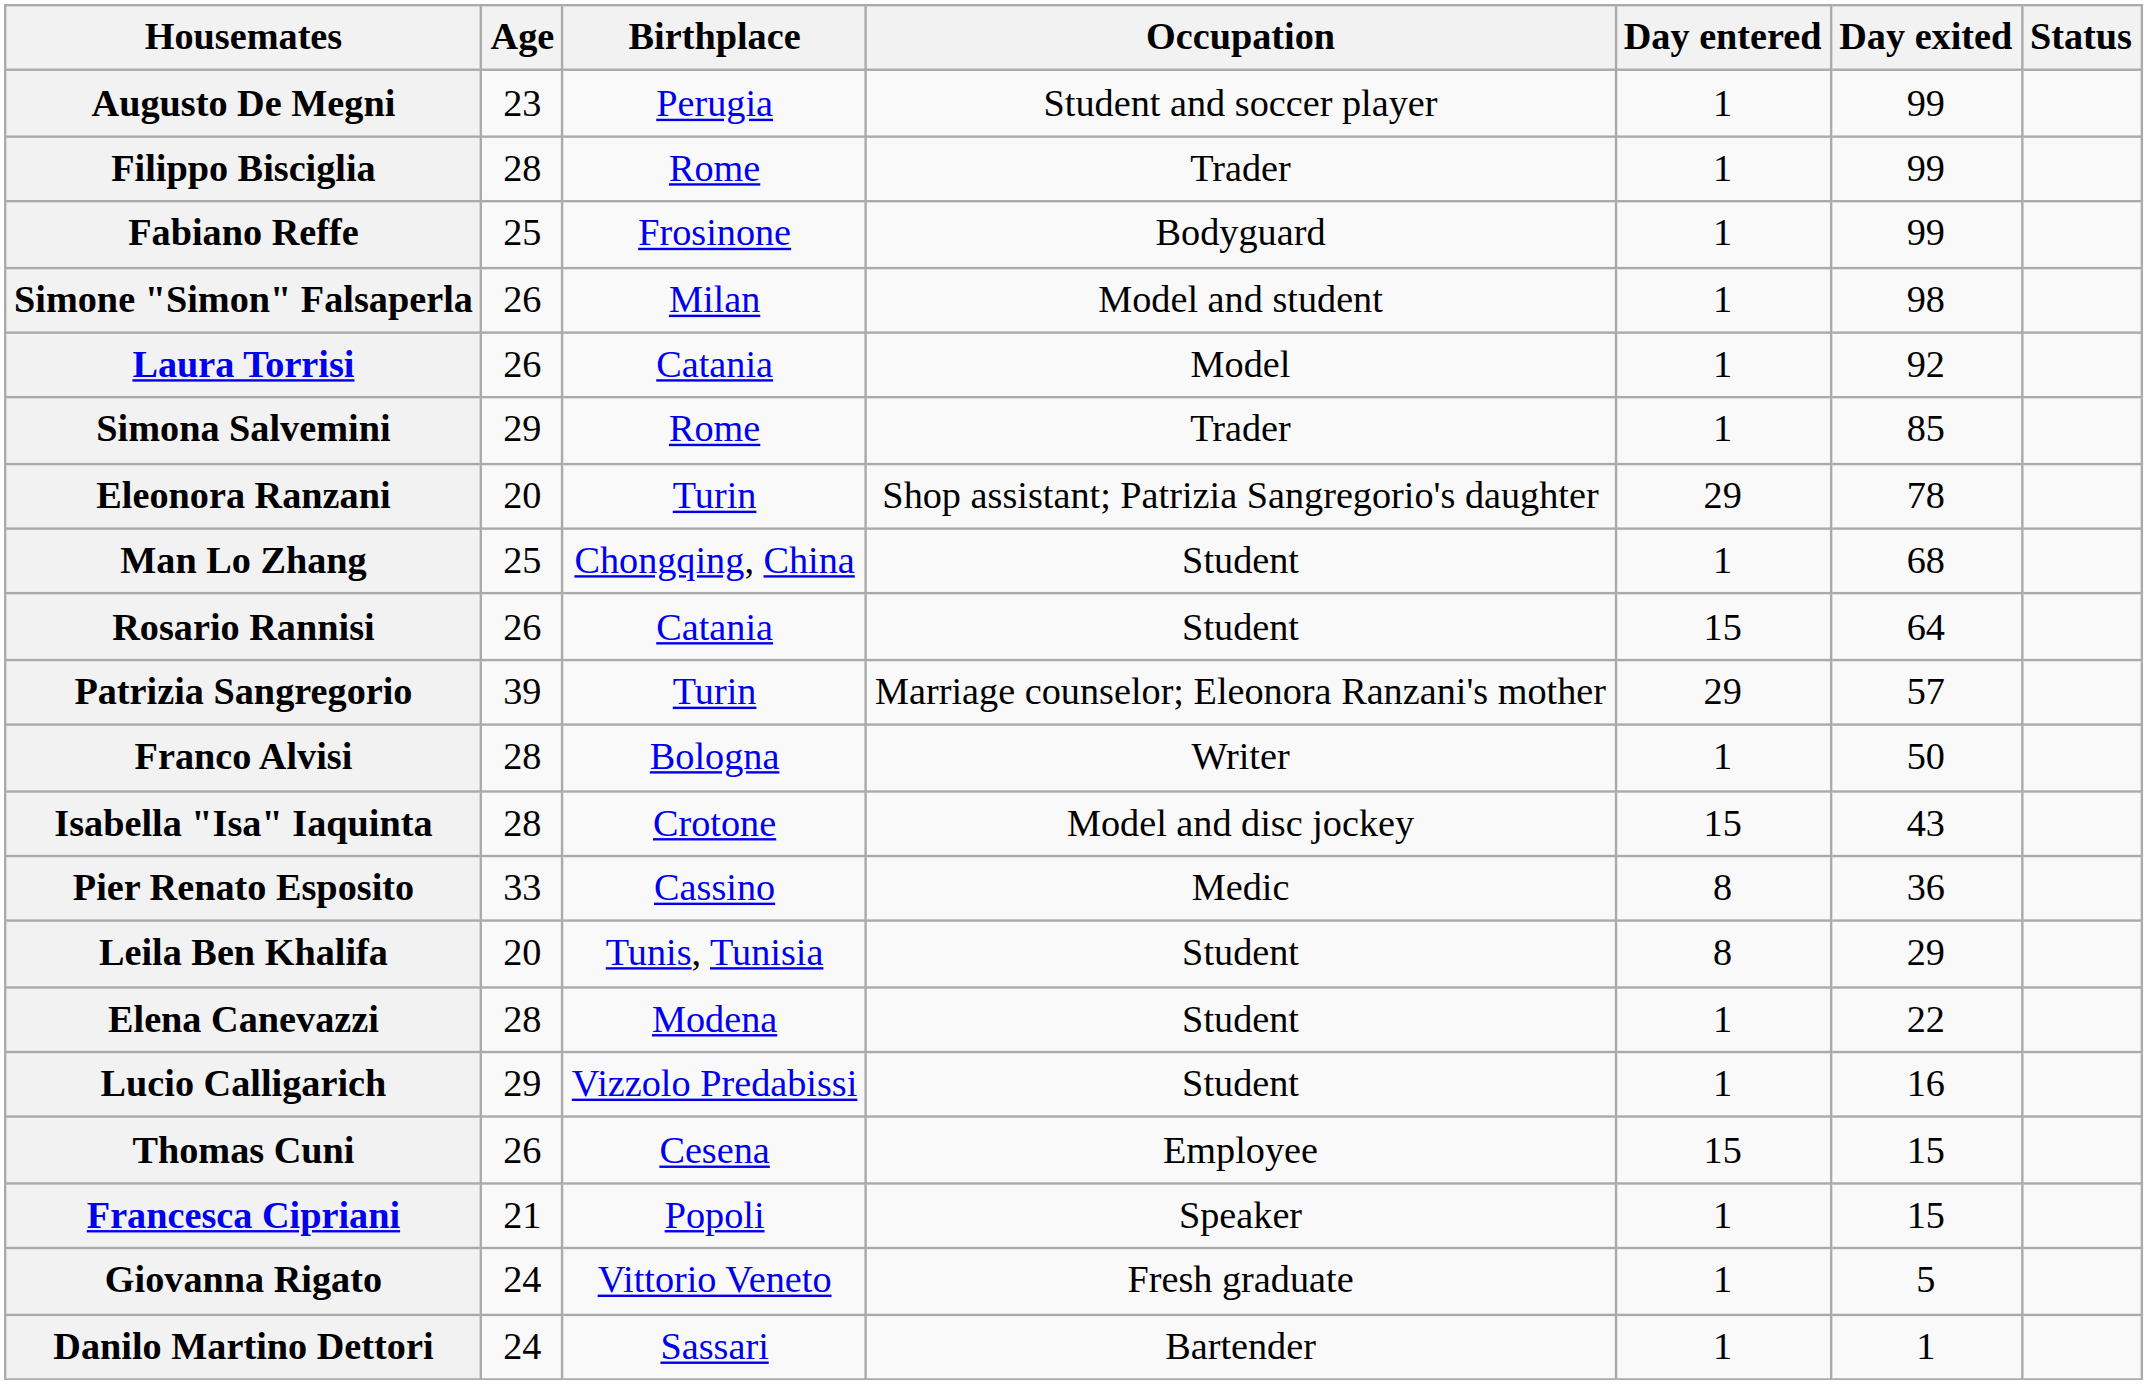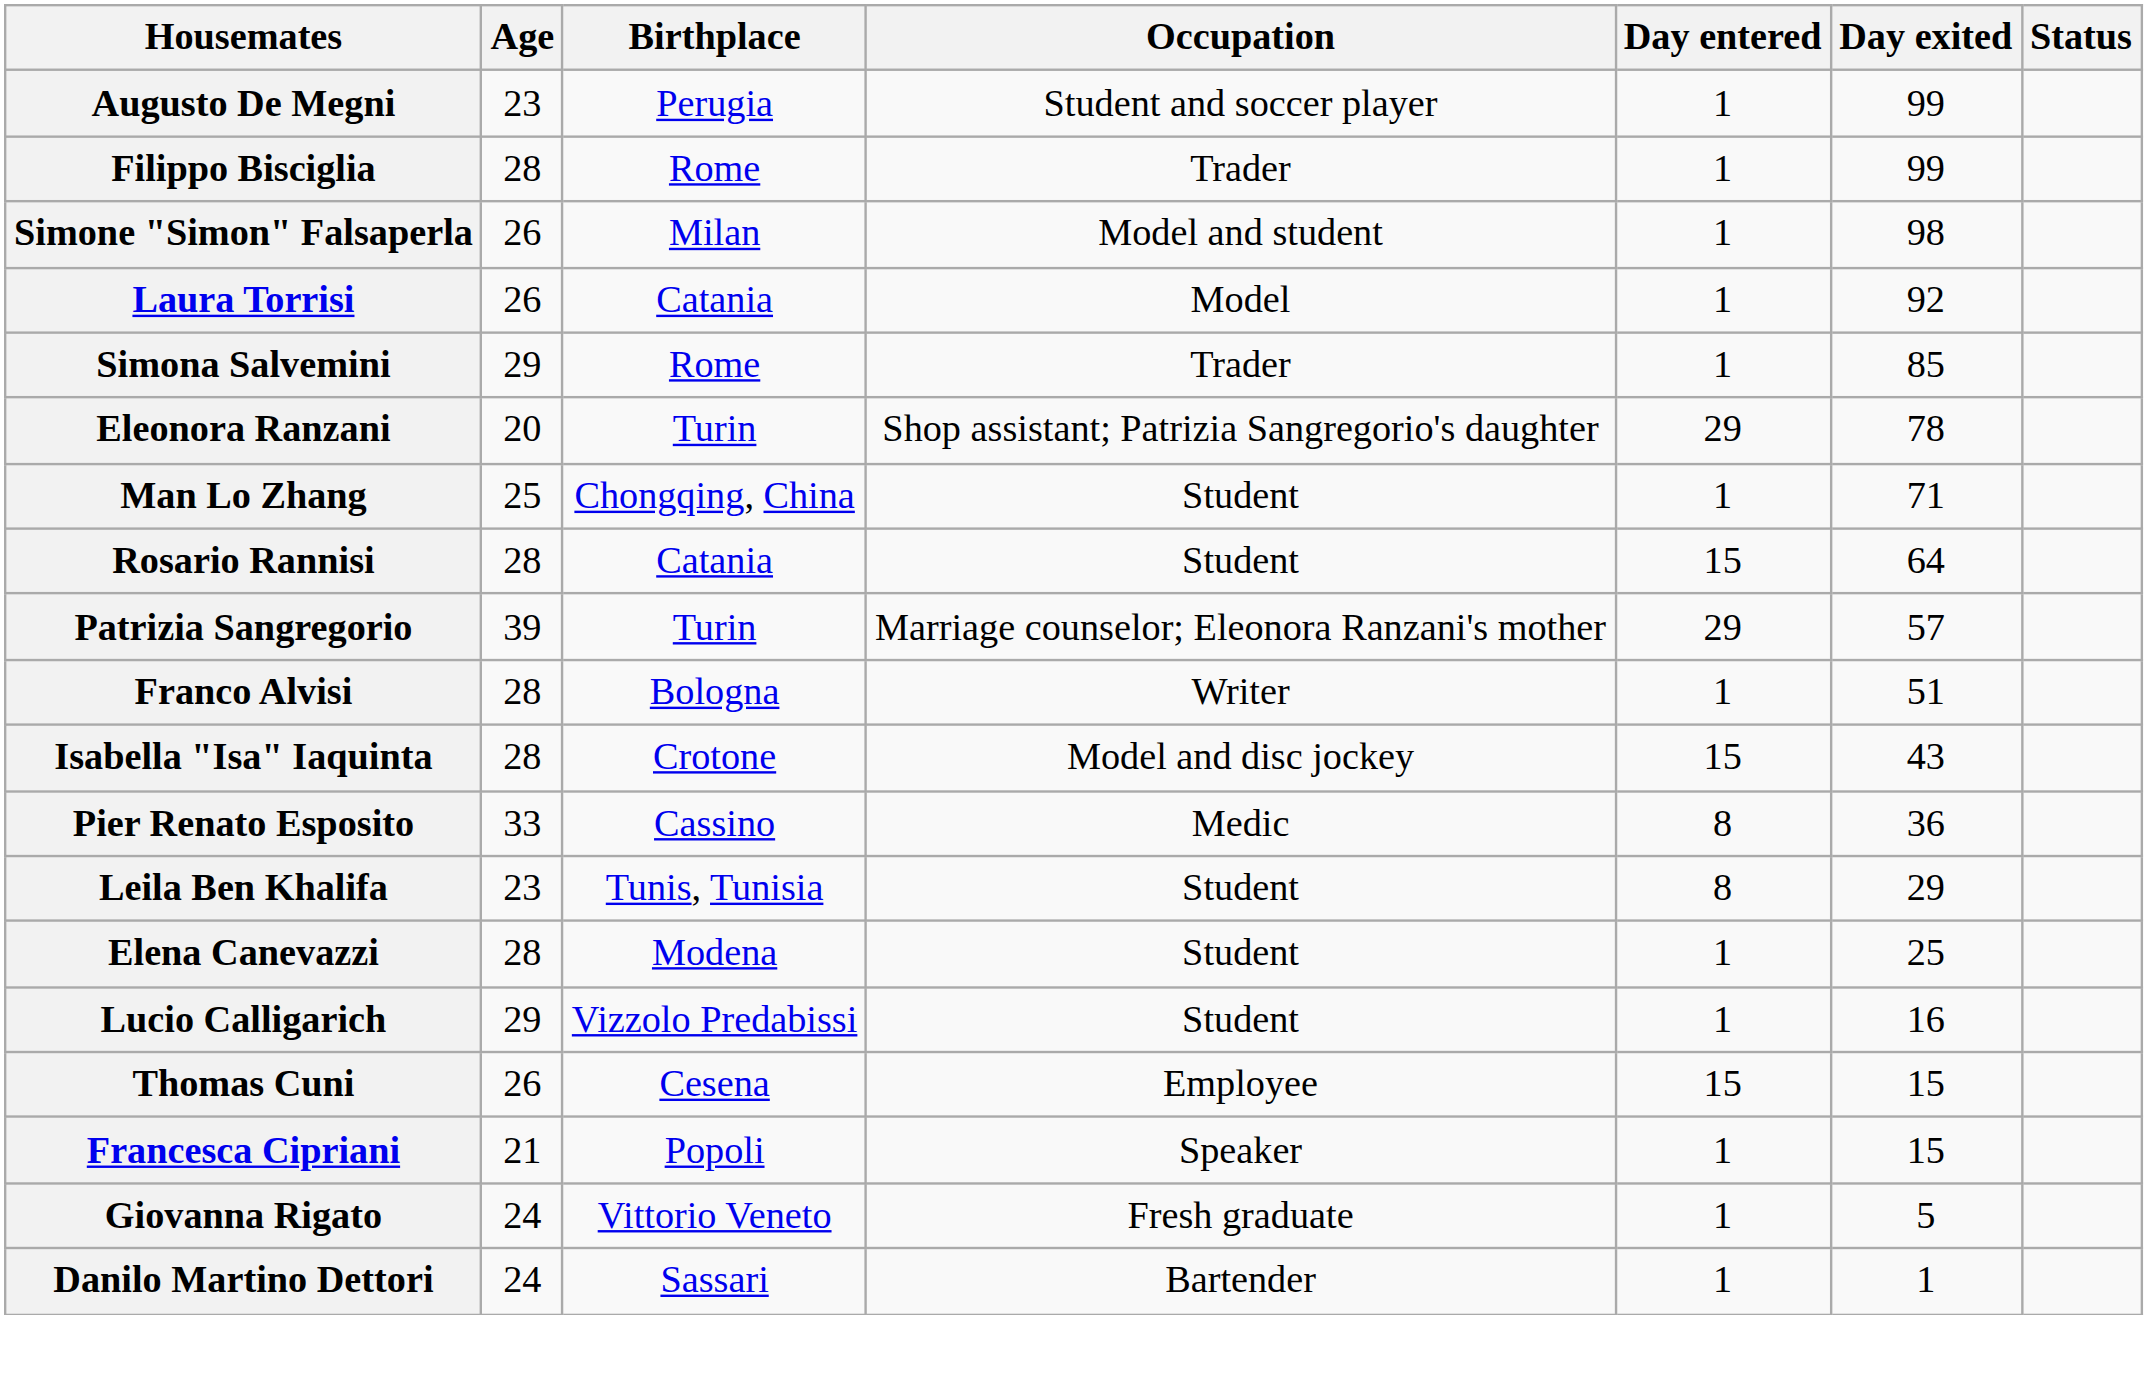- row: (243, 233)
(1926, 560) 68 -> (1926, 495) 71
(522, 626) 26 -> (522, 560) 28
(1926, 756) 50 -> (1926, 691) 51
(522, 953) 20 -> (522, 887) 23
(1926, 1018) 22 -> (1926, 953) 25
